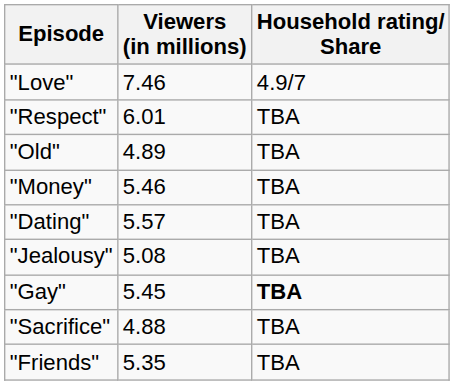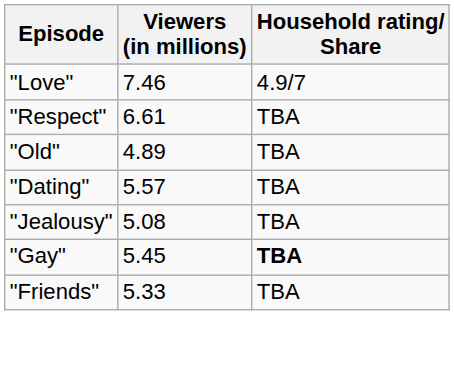(144, 116) 6.01 -> (144, 116) 6.61
- row: (51, 186)
- row: (60, 326)
(144, 362) 5.35 -> (144, 291) 5.33
